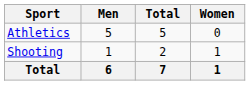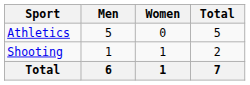columns swapped: (217, 14) <-> (163, 14)
